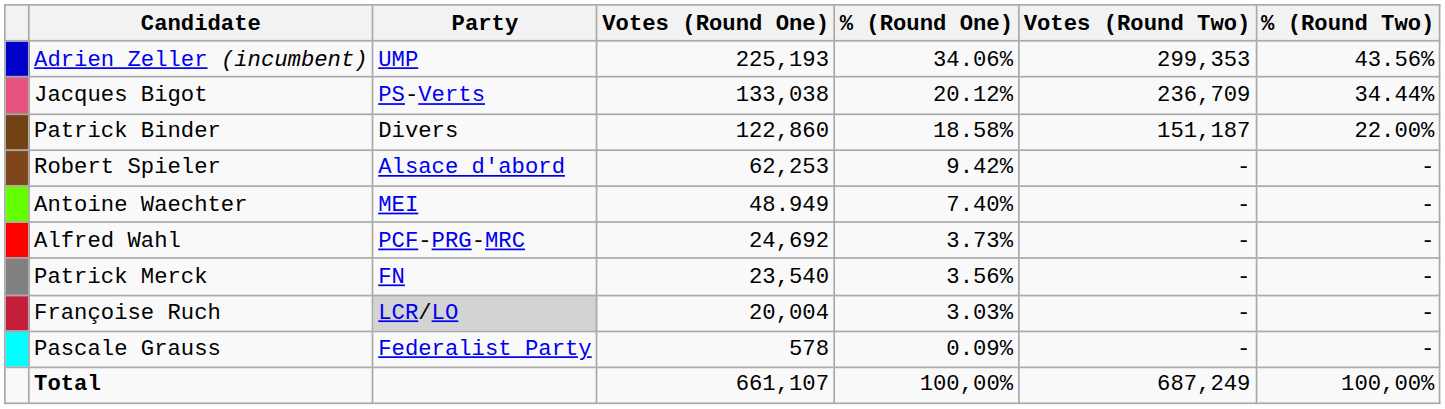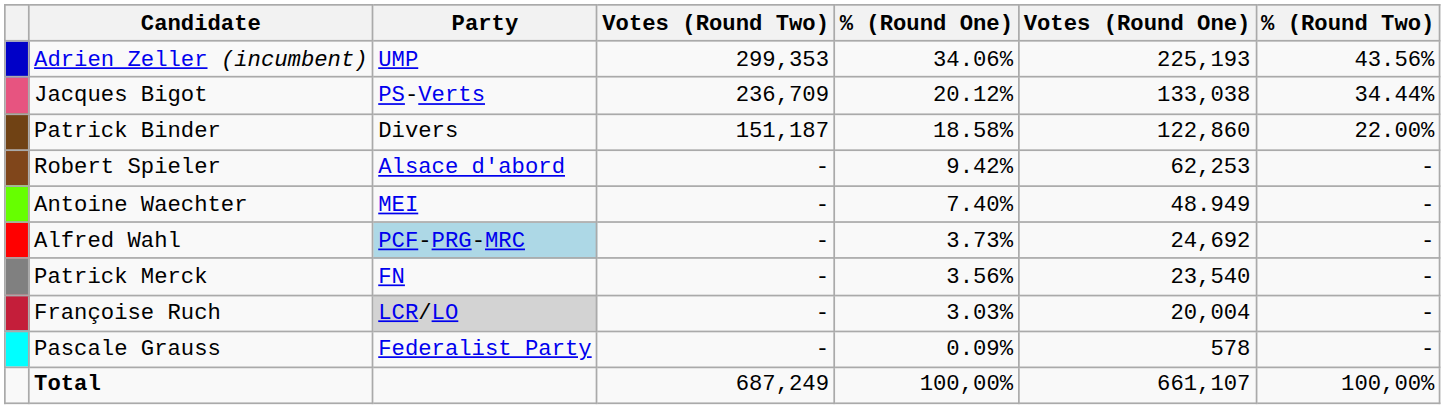columns swapped: (716, 23) <-> (1137, 23)
(452, 240) no background -> (452, 240) lightblue background
